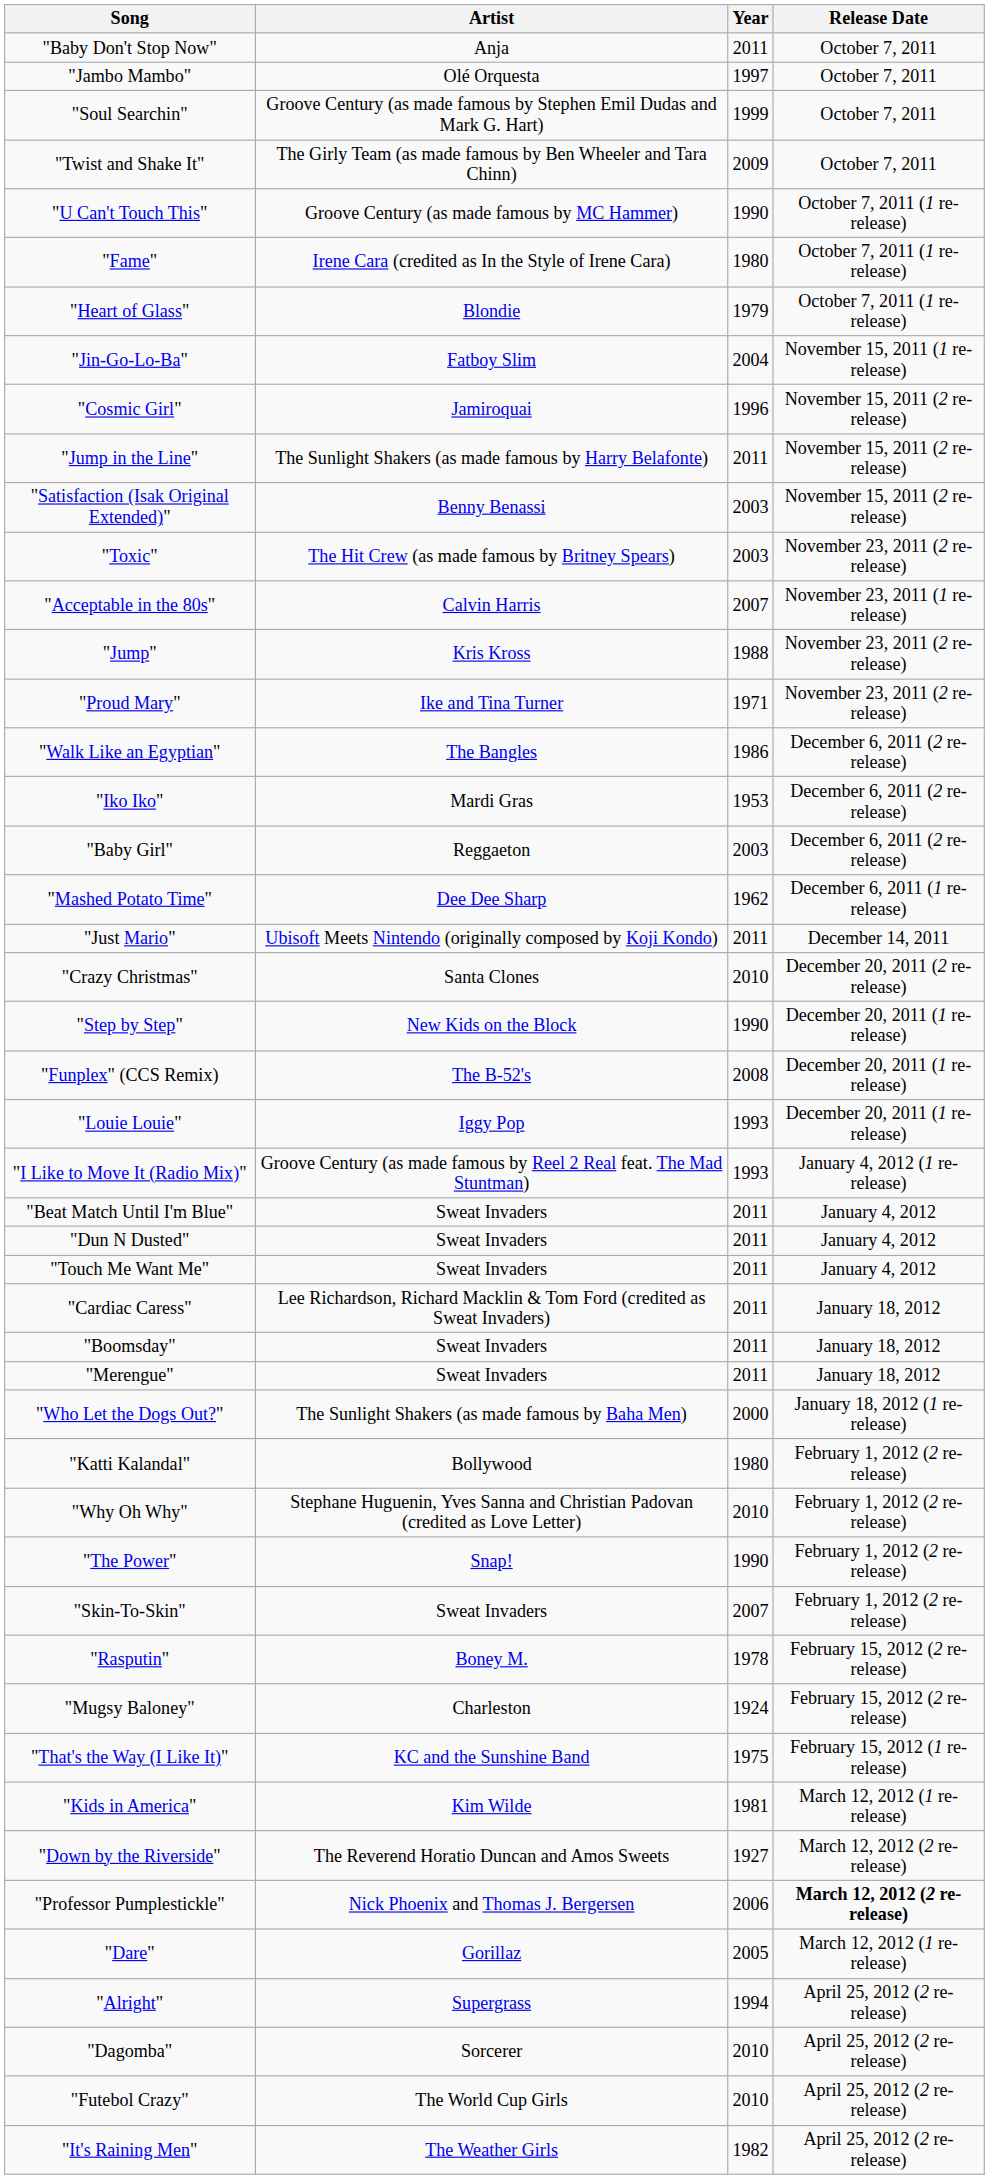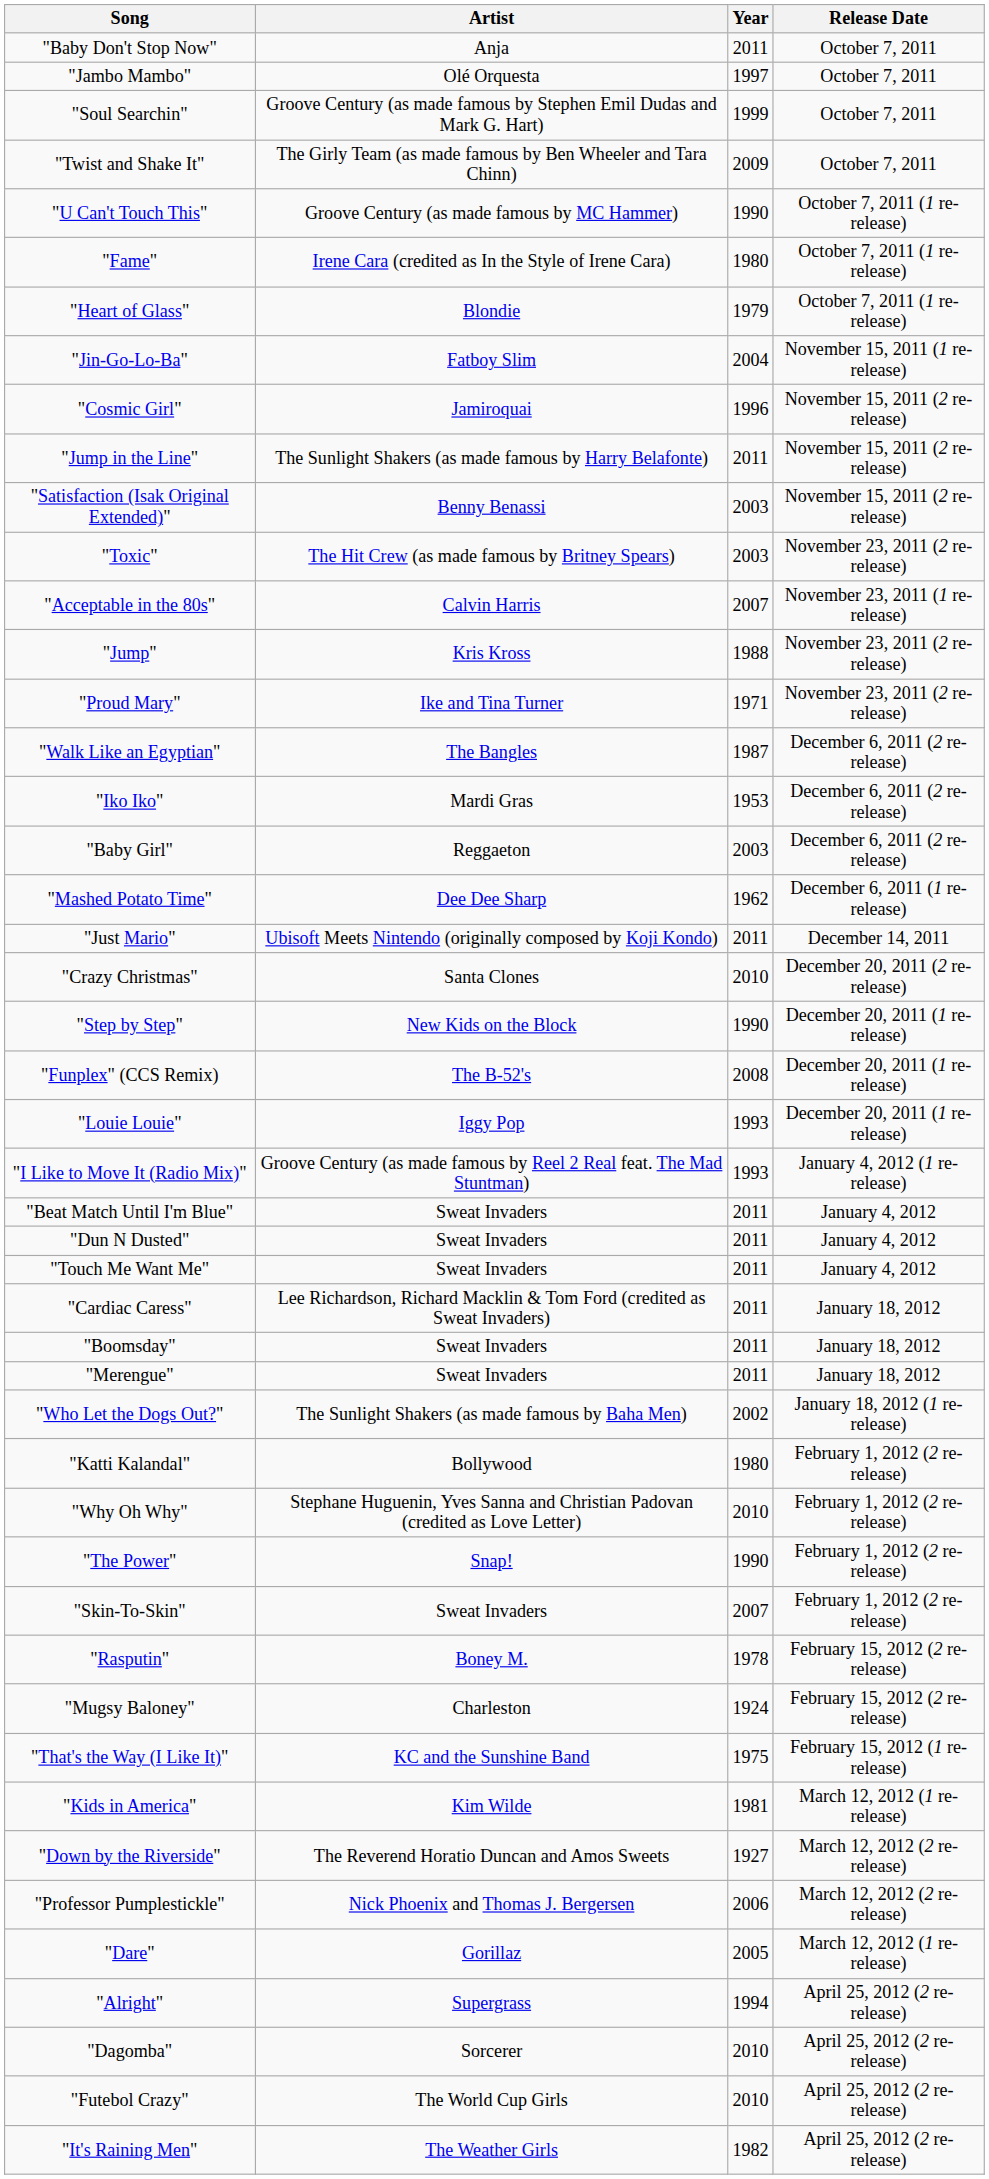(751, 752) 1986 -> (751, 752) 1987
(751, 1414) 2000 -> (751, 1414) 2002
(879, 1904) bold -> (879, 1904) normal
